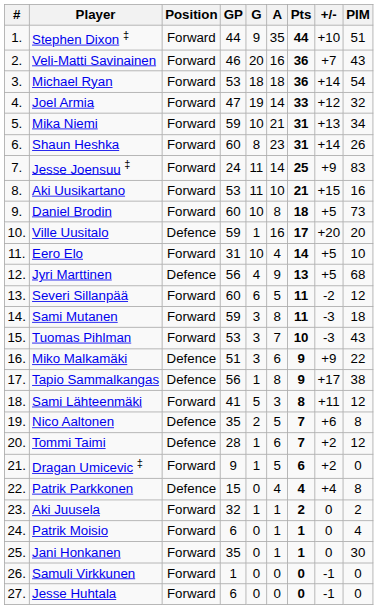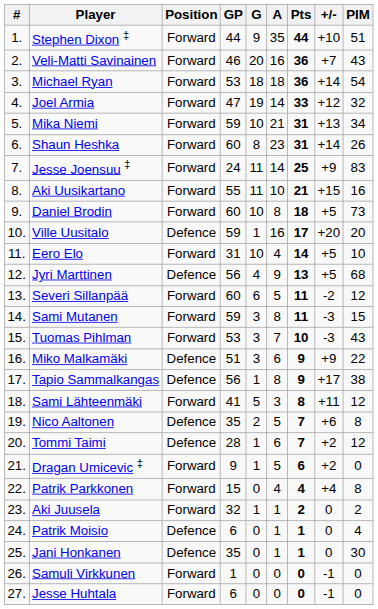(233, 190) 53 -> (233, 190) 55
(358, 317) 18 -> (358, 317) 15
(191, 489) Defence -> (191, 489) Forward
(191, 531) Forward -> (191, 531) Defence
(191, 552) Forward -> (191, 552) Defence
